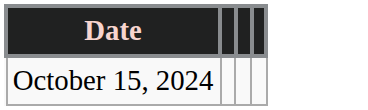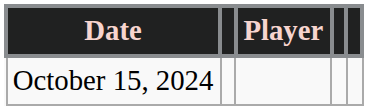+ column: (283, 30)
